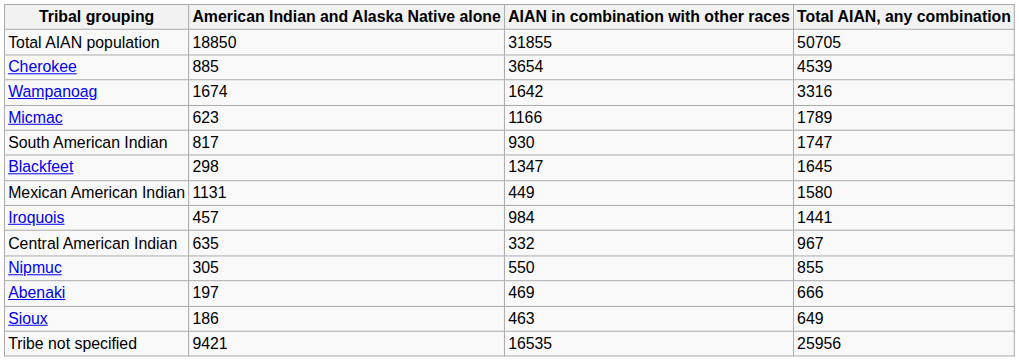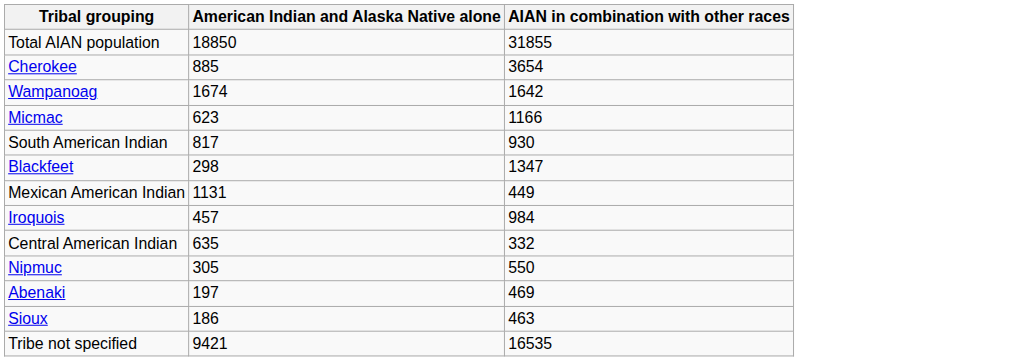- column: (904, 17)
